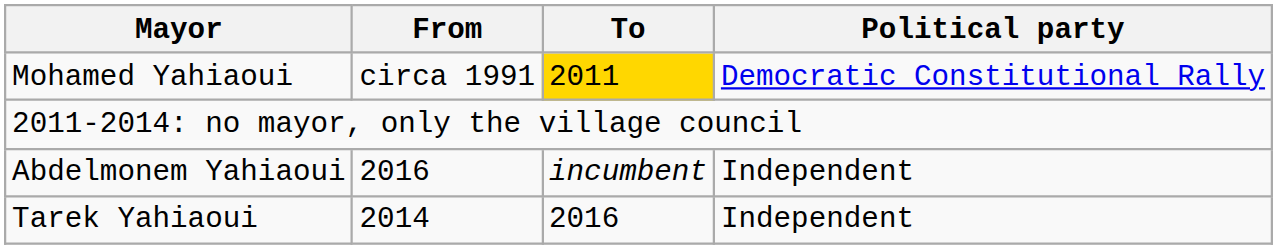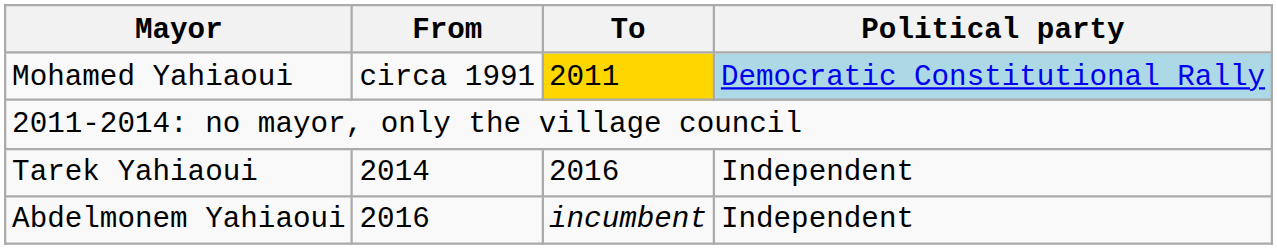(993, 77) no background -> (993, 77) lightblue background
rows swapped: (135, 220) <-> (179, 172)
